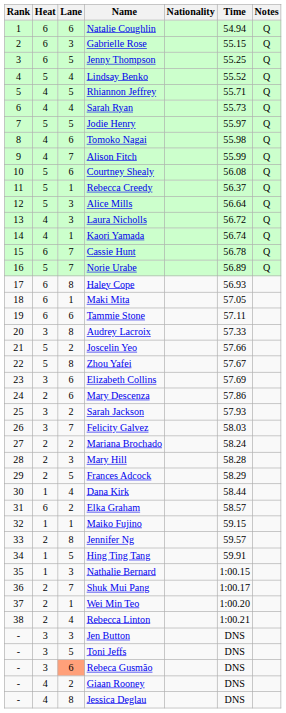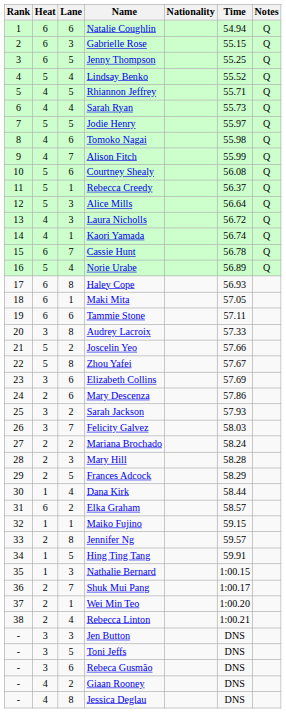(71, 268) 7 -> (71, 268) 4
(71, 667) lightsalmon background -> (71, 667) no background
